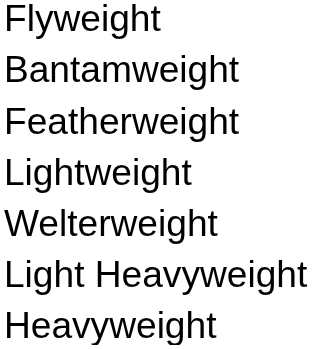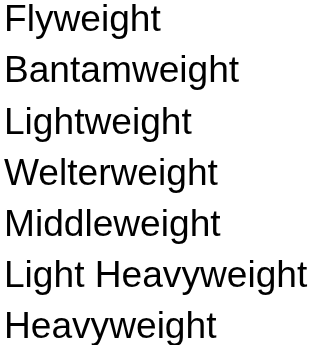- row: (122, 121)
+ row: (112, 223)
